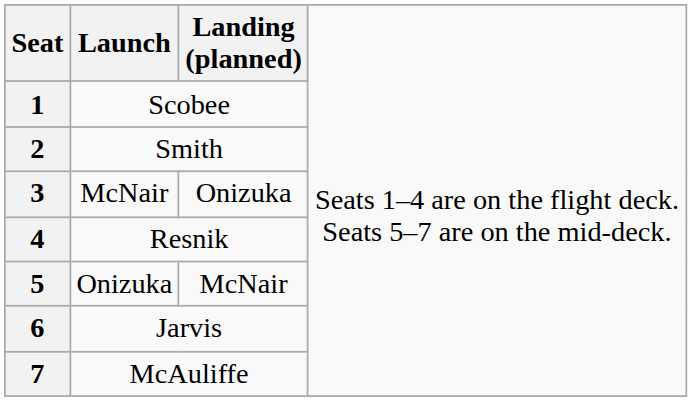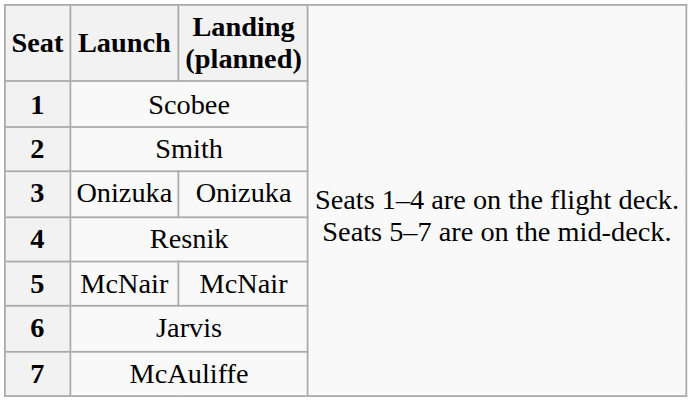(124, 193) McNair -> (124, 193) Onizuka
(124, 283) Onizuka -> (124, 283) McNair
